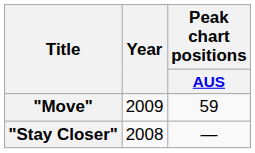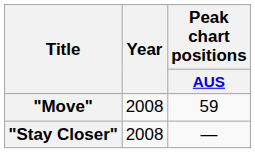(145, 107) 2009 -> (145, 107) 2008
